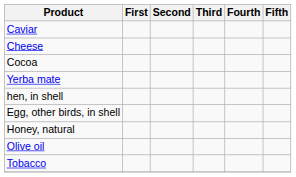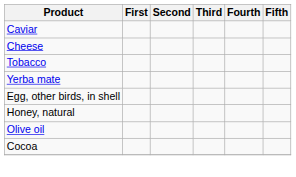rows swapped: (22, 63) <-> (26, 163)
- row: (35, 96)
